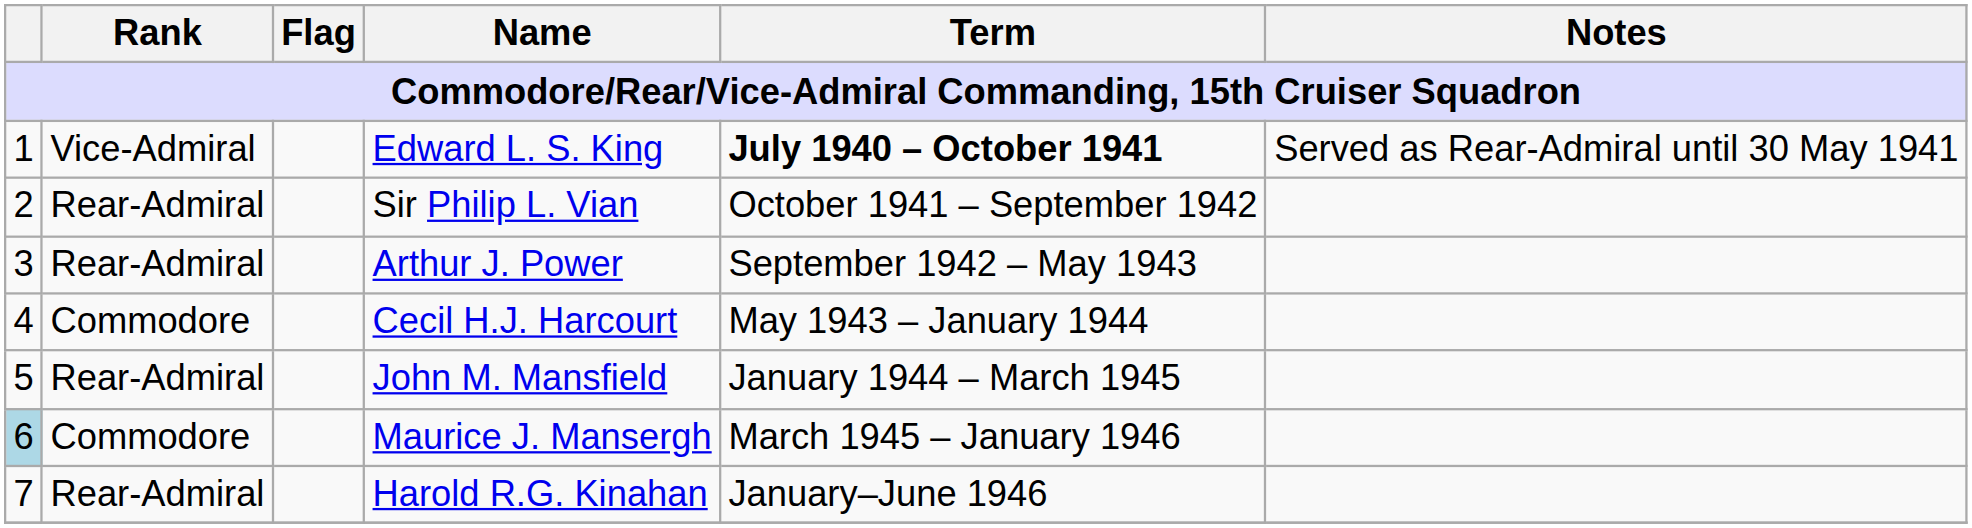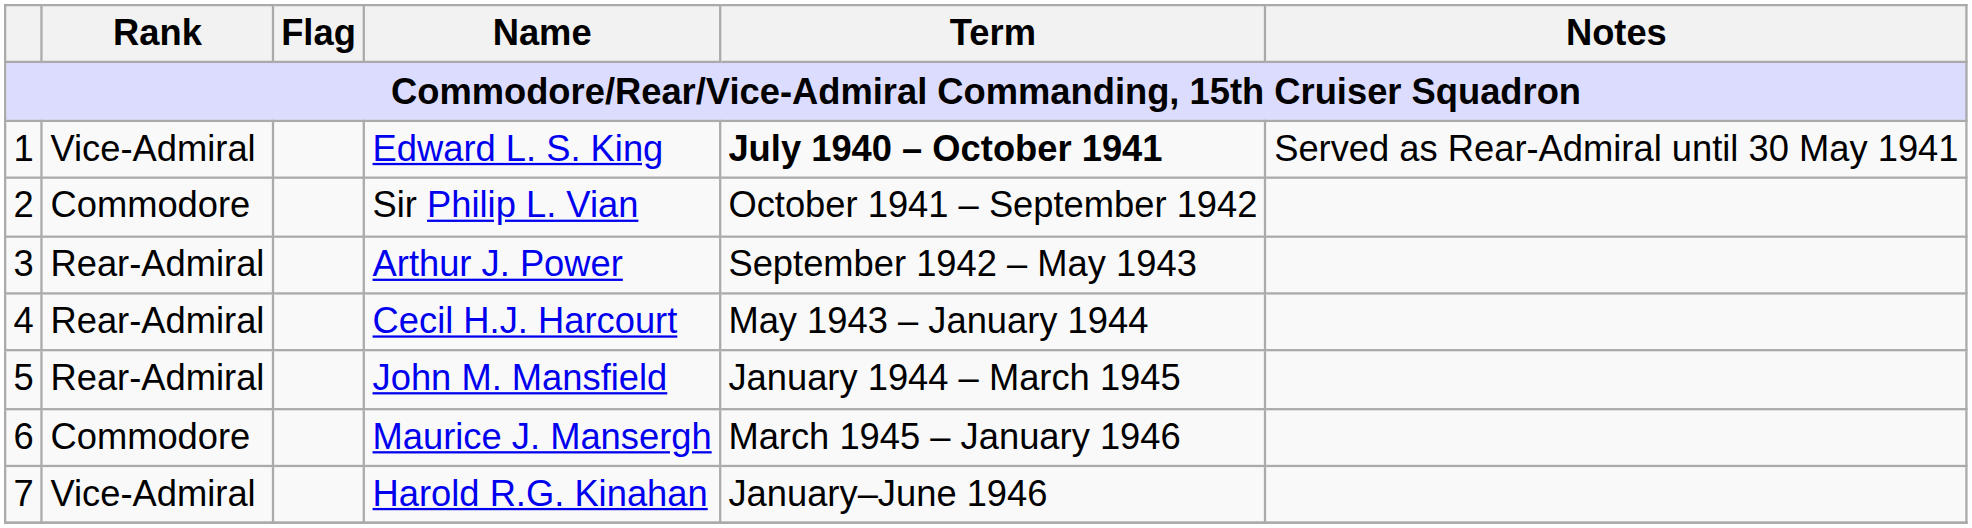(157, 206) Rear-Admiral -> (150, 206) Commodore
(150, 321) Commodore -> (157, 321) Rear-Admiral
(24, 436) lightblue background -> (24, 436) no background
(157, 494) Rear-Admiral -> (153, 494) Vice-Admiral
